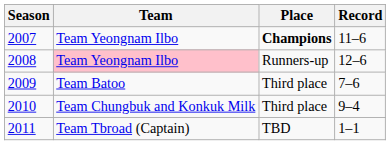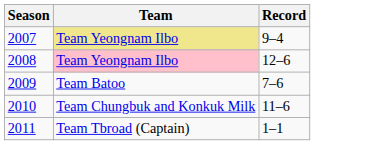- column: (297, 15)
(117, 38) no background -> (117, 38) khaki background
(352, 38) 11–6 -> (273, 38) 9–4
(349, 106) 9–4 -> (276, 106) 11–6
